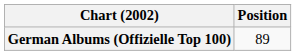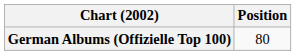(262, 38) 89 -> (262, 38) 80
